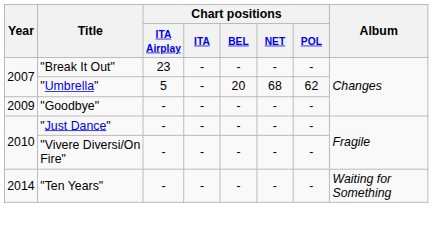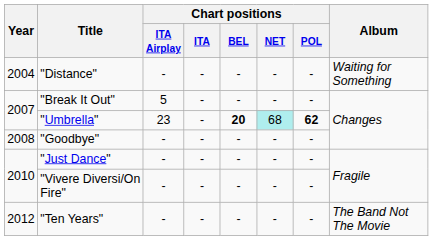+ row: (69, 74)
(163, 67) 23 -> (163, 100) 5
(163, 86) 5 -> (163, 120) 23
(238, 86) normal -> (238, 120) bold
(275, 86) no background -> (275, 120) paleturquoise background
(311, 86) normal -> (311, 120) bold
(21, 106) 2009 -> (21, 139) 2008
(21, 185) 2014 -> (21, 219) 2012
(362, 185) Waiting for Something -> (370, 219) The Band Not The Movie
